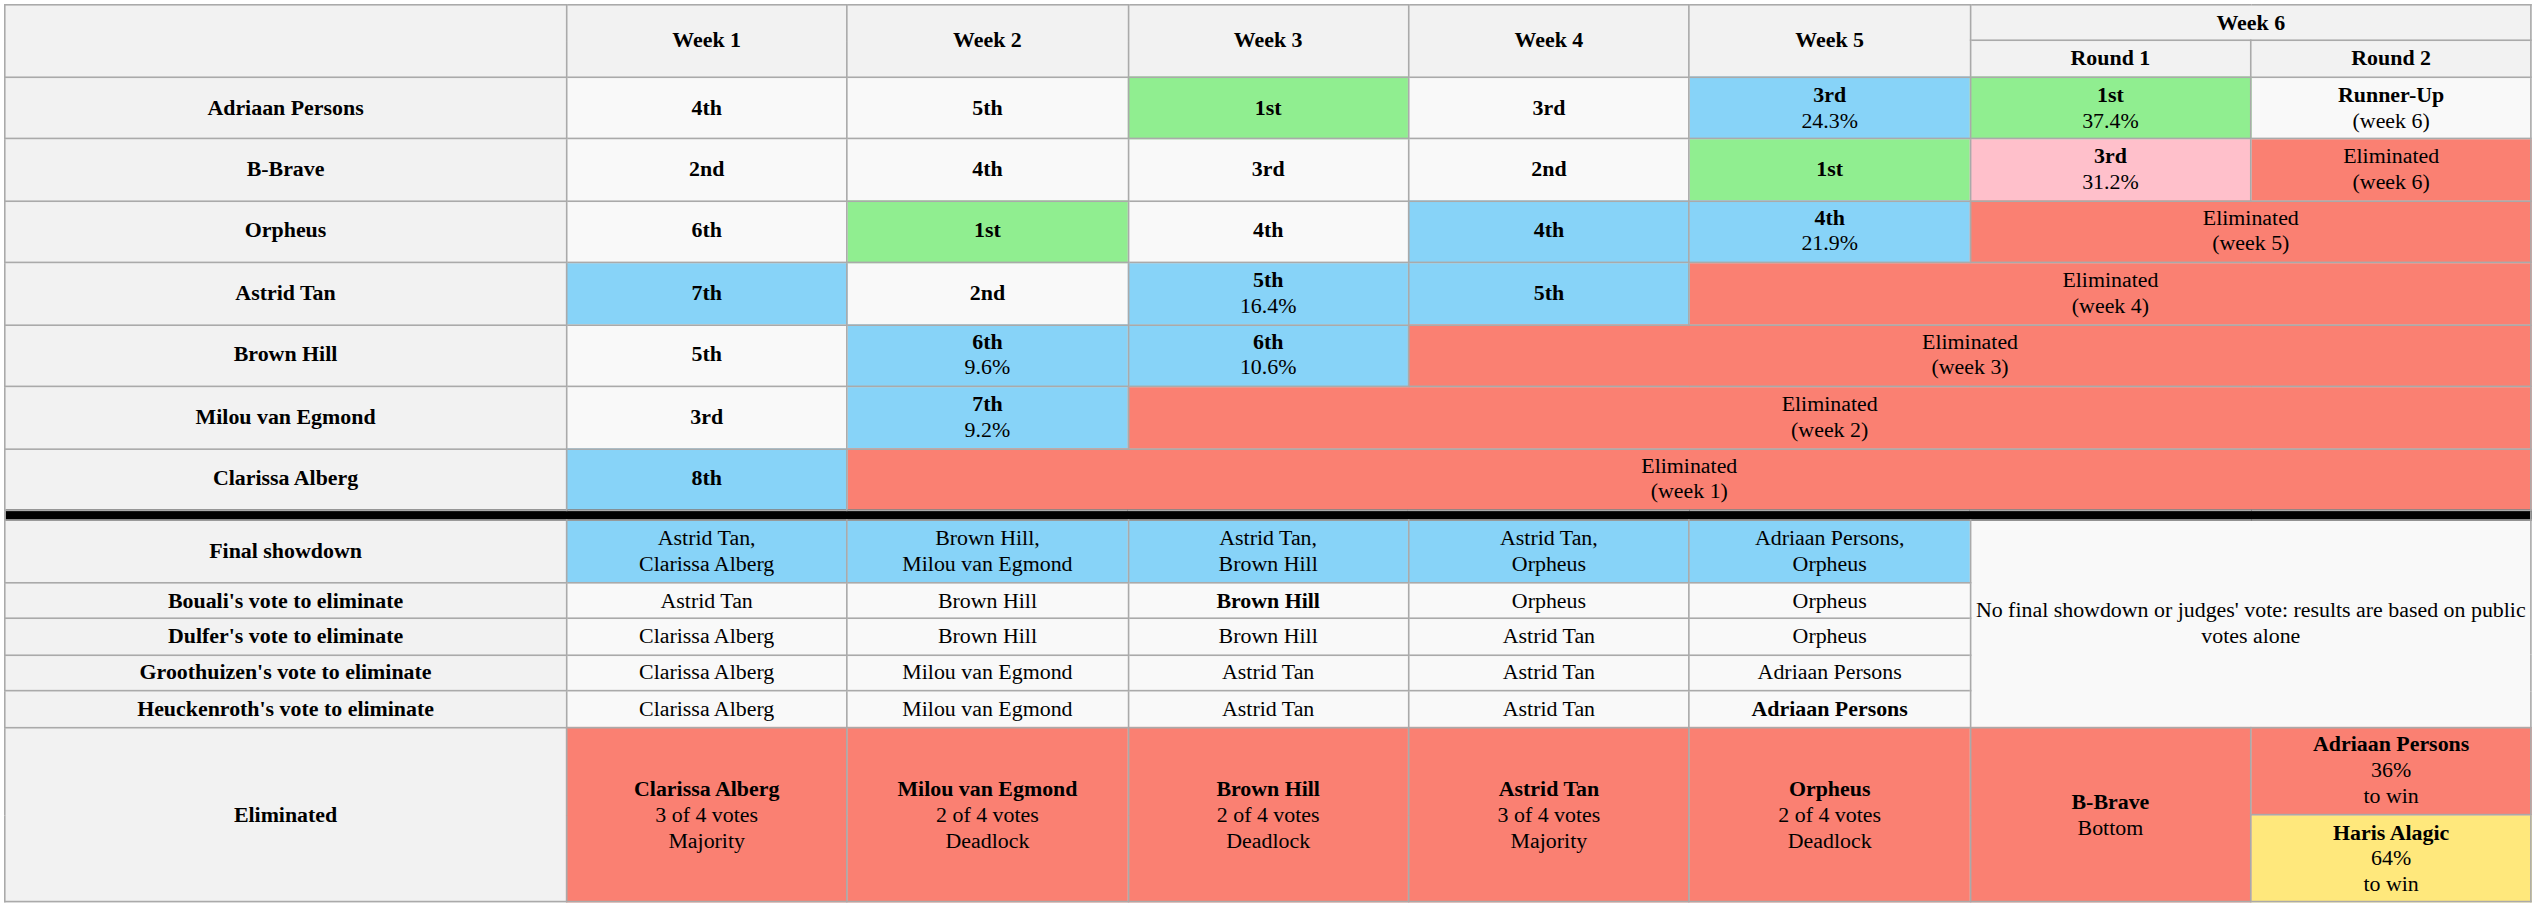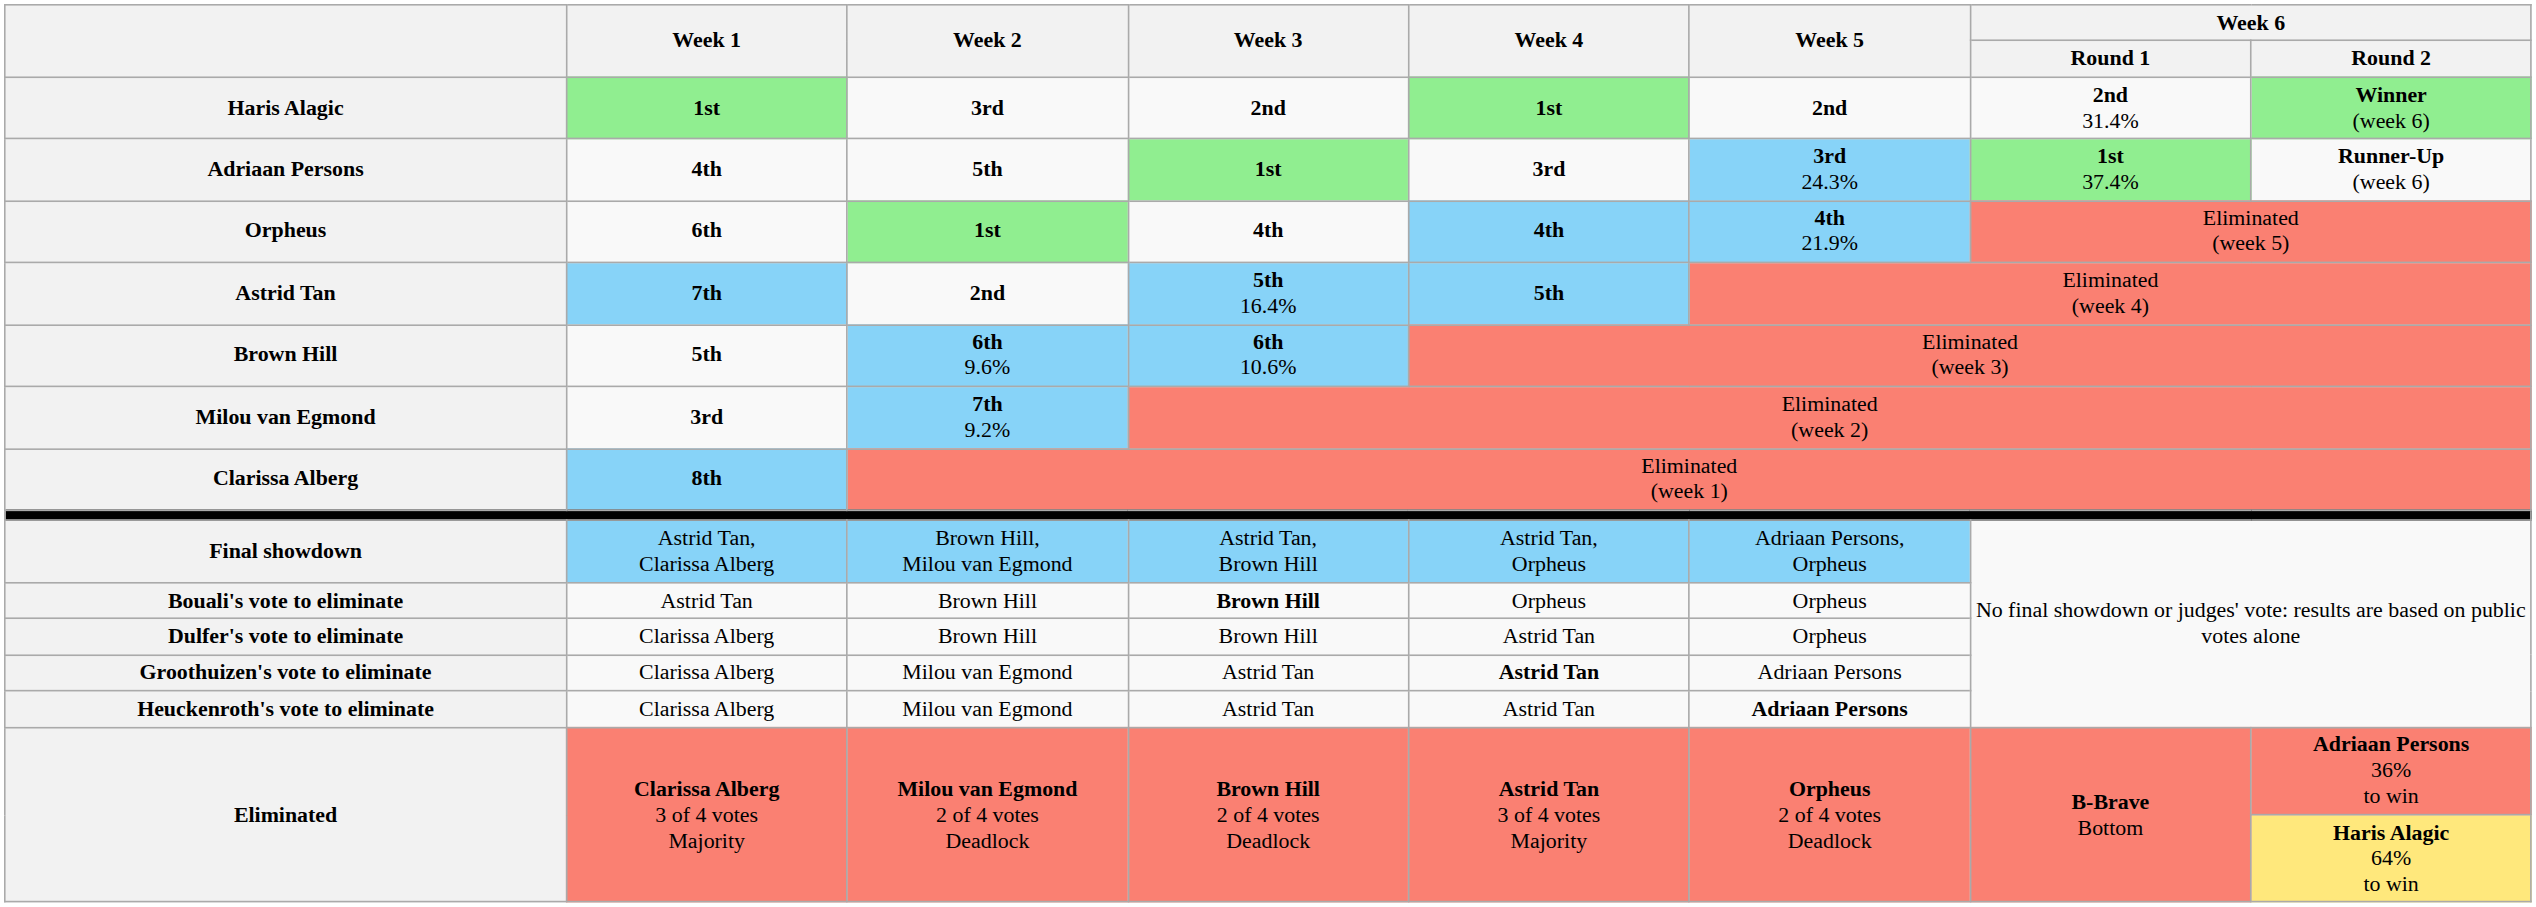+ row: (286, 107)
- row: (286, 169)
(1549, 672) normal -> (1549, 672) bold
